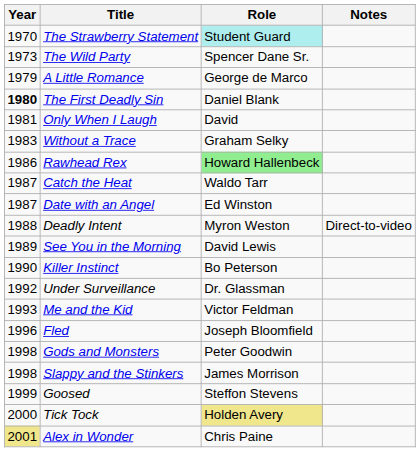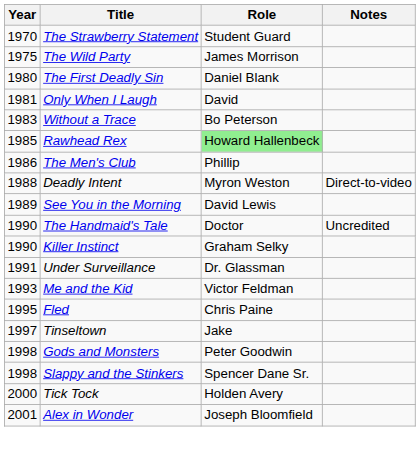(247, 36) paleturquoise background -> (247, 36) no background
(22, 57) 1973 -> (22, 57) 1975
(257, 57) Spencer Dane Sr. -> (251, 57) James Morrison
- row: (93, 78)
(22, 99) bold -> (22, 78) normal
(246, 141) Graham Selky -> (241, 120) Bo Peterson
(22, 162) 1986 -> (22, 141) 1985
+ row: (89, 162)
- row: (87, 183)
- row: (99, 204)
+ row: (105, 225)
(241, 267) Bo Peterson -> (246, 246) Graham Selky
(22, 288) 1992 -> (22, 267) 1991
(22, 330) 1996 -> (22, 309) 1995
(259, 330) Joseph Bloomfield -> (239, 309) Chris Paine
+ row: (75, 330)
(251, 373) James Morrison -> (257, 373) Spencer Dane Sr.
- row: (66, 394)
(244, 415) khaki background -> (244, 394) no background
(22, 436) khaki background -> (22, 415) no background
(239, 436) Chris Paine -> (259, 415) Joseph Bloomfield
